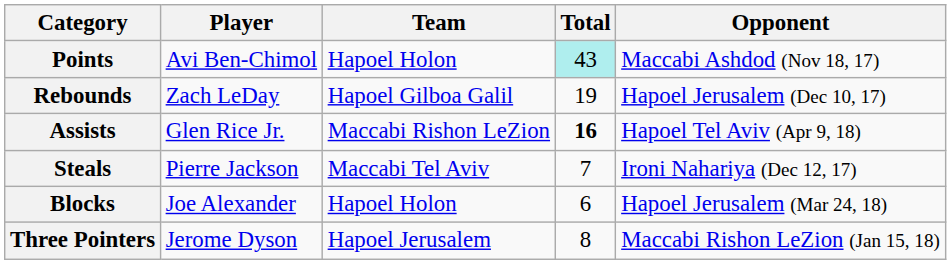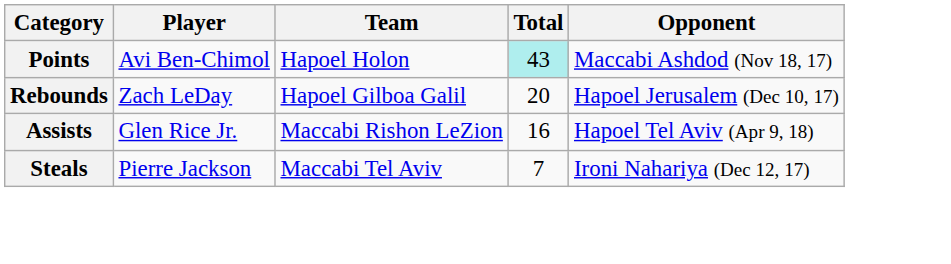(586, 95) 19 -> (538, 95) 20
(586, 131) bold -> (538, 131) normal
- row: (83, 204)
- row: (83, 240)
